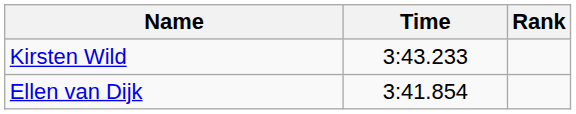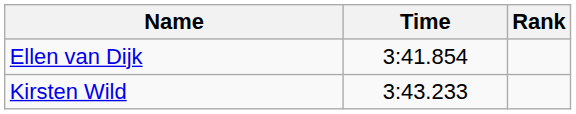rows swapped: (68, 56) <-> (76, 91)
